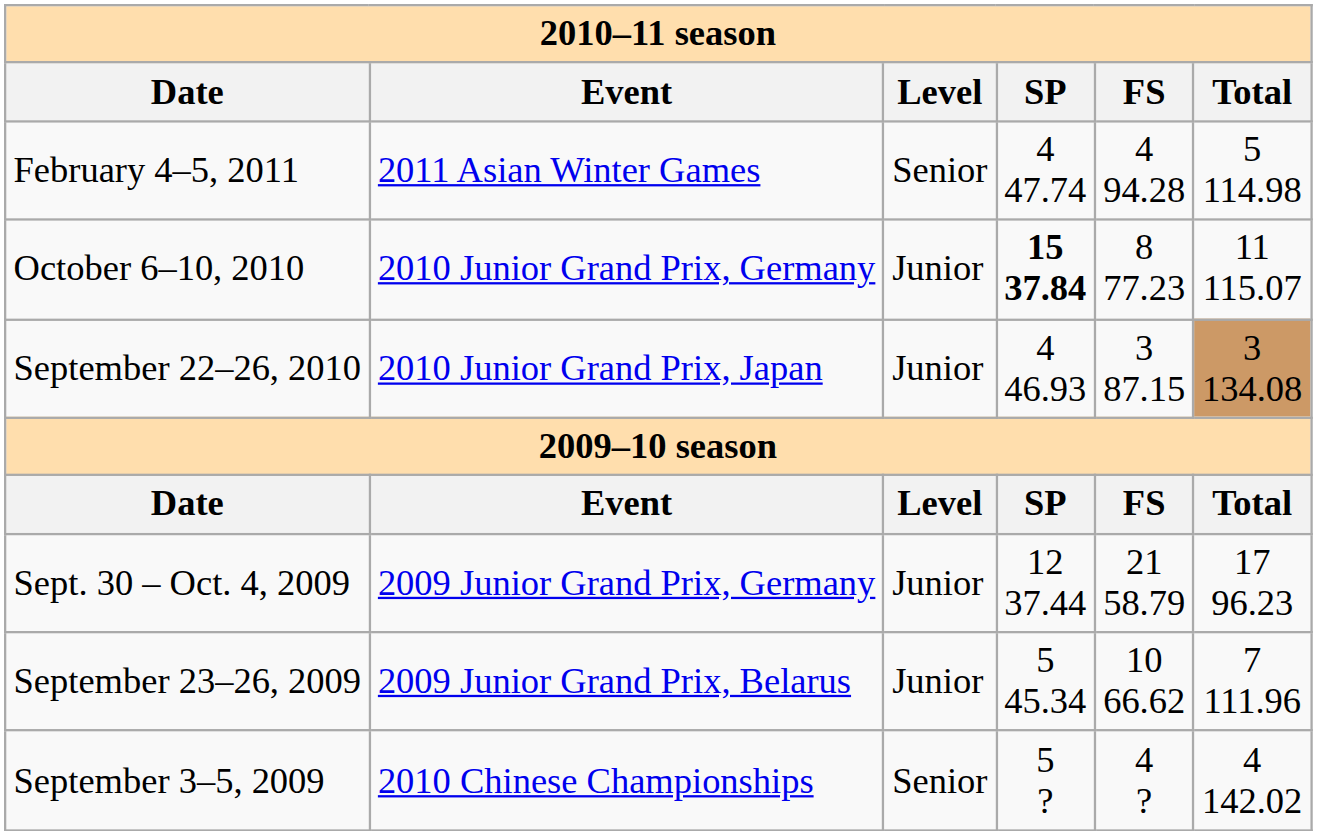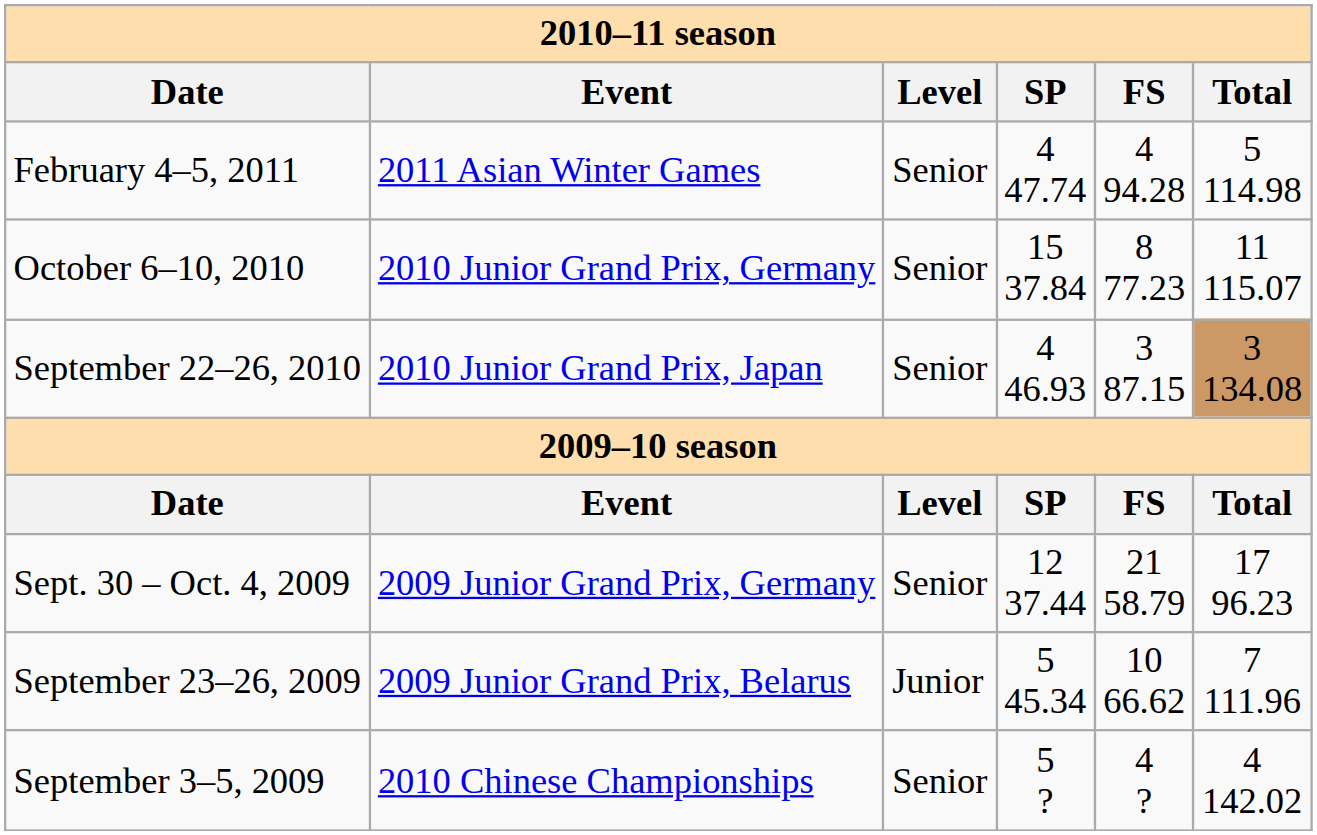(938, 268) Junior -> (940, 268) Senior
(1045, 268) bold -> (1045, 268) normal
(938, 367) Junior -> (940, 367) Senior
(938, 582) Junior -> (940, 582) Senior
